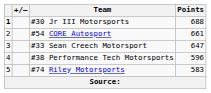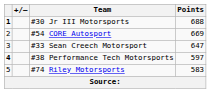(197, 35) 661 -> (197, 35) 669
(8, 58) normal -> (8, 58) bold
(197, 58) 596 -> (197, 58) 597
